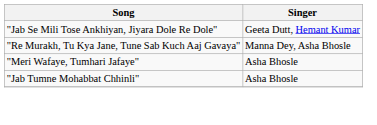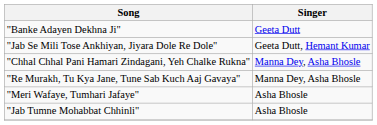+ row: (64, 29)
+ row: (128, 62)
